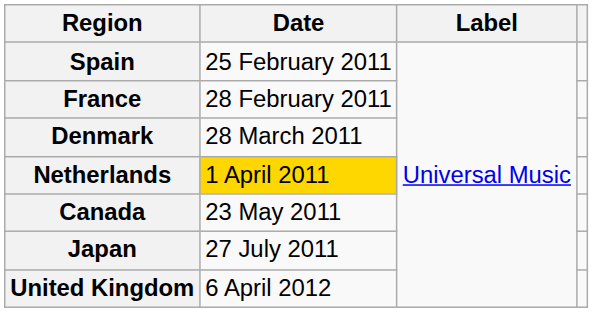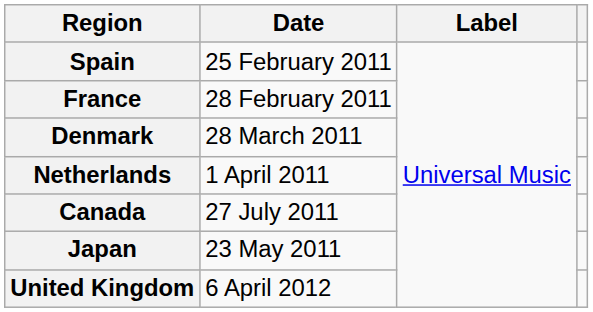(267, 174) gold background -> (267, 174) no background
(273, 212) 23 May 2011 -> (272, 212) 27 July 2011
(272, 250) 27 July 2011 -> (273, 250) 23 May 2011
